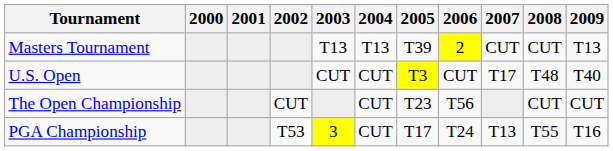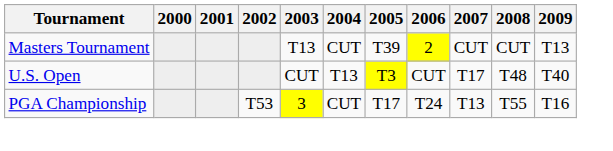(375, 47) T13 -> (344, 47) CUT
(375, 75) CUT -> (344, 75) T13
- row: (95, 103)
